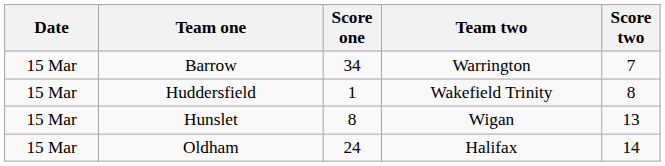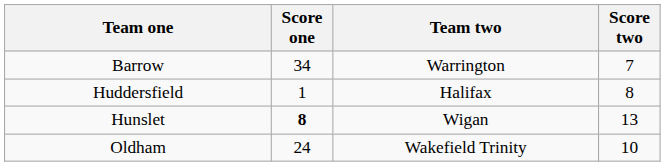- column: (52, 27)
(492, 92) Wakefield Trinity -> (466, 92) Halifax
(352, 119) normal -> (302, 119) bold
(492, 147) Halifax -> (466, 147) Wakefield Trinity
(631, 147) 14 -> (629, 147) 10
